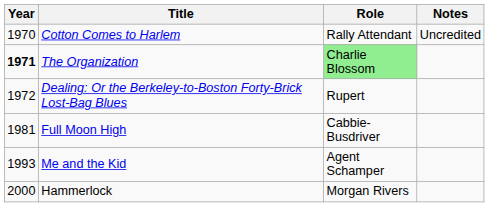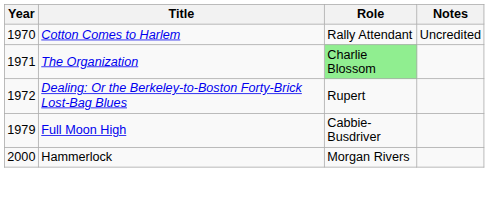(21, 61) bold -> (21, 61) normal
(21, 130) 1981 -> (21, 130) 1979
- row: (84, 164)
